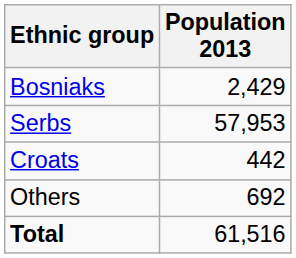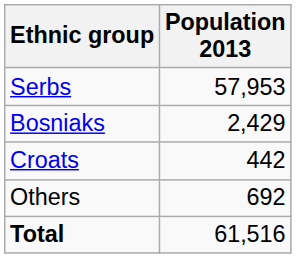rows swapped: (41, 123) <-> (58, 86)
